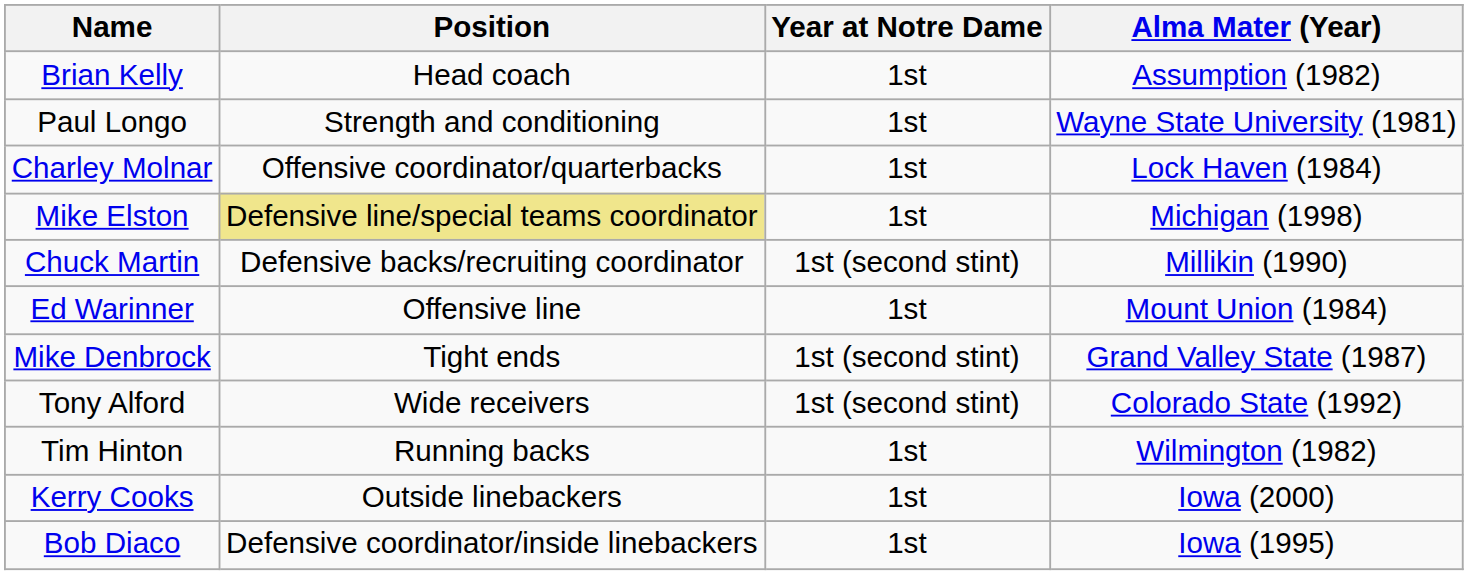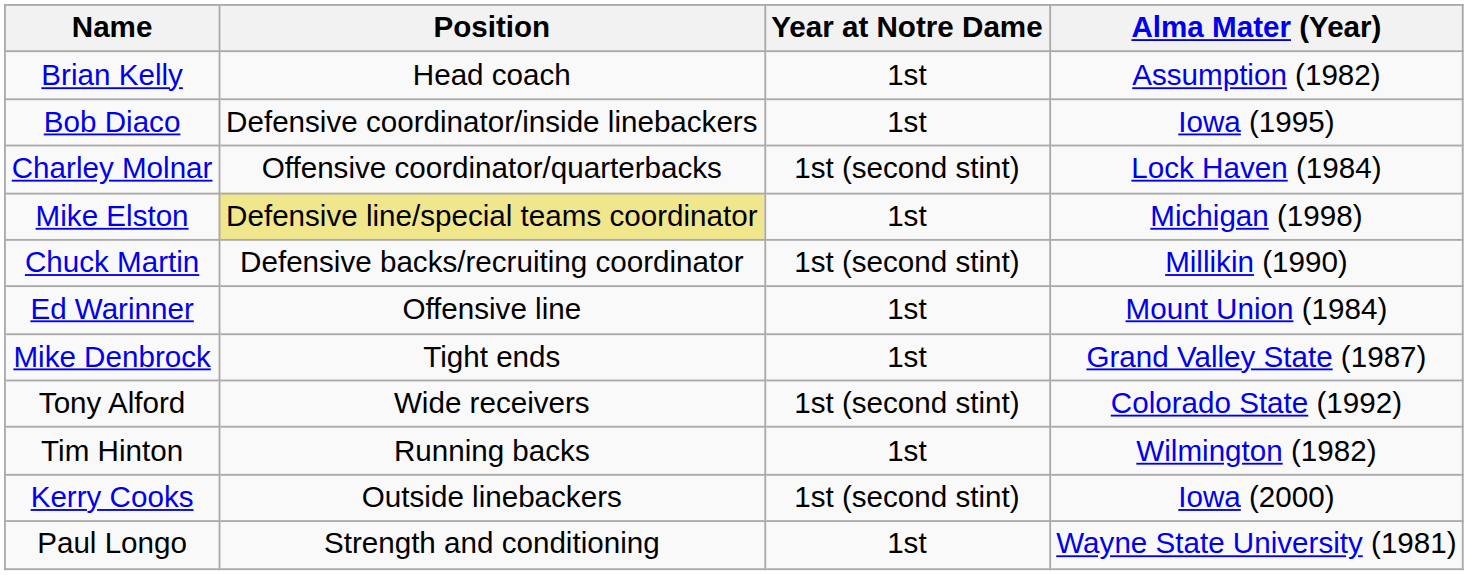rows swapped: (112, 544) <-> (112, 121)
(907, 168) 1st -> (907, 168) 1st (second stint)
(907, 356) 1st (second stint) -> (907, 356) 1st
(907, 497) 1st -> (907, 497) 1st (second stint)
